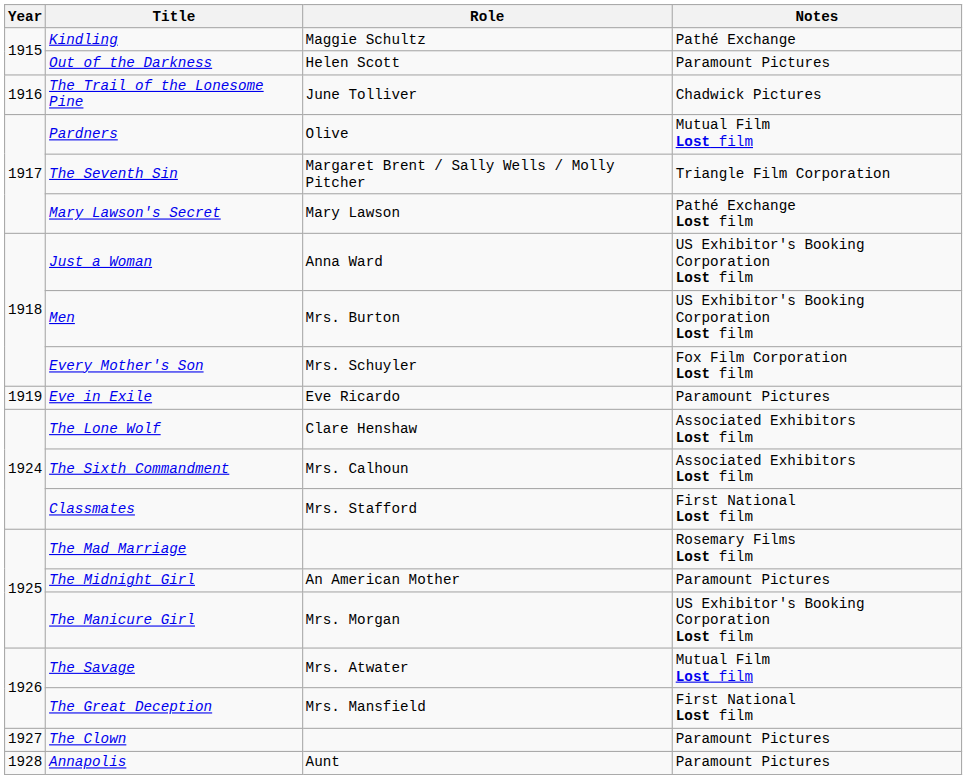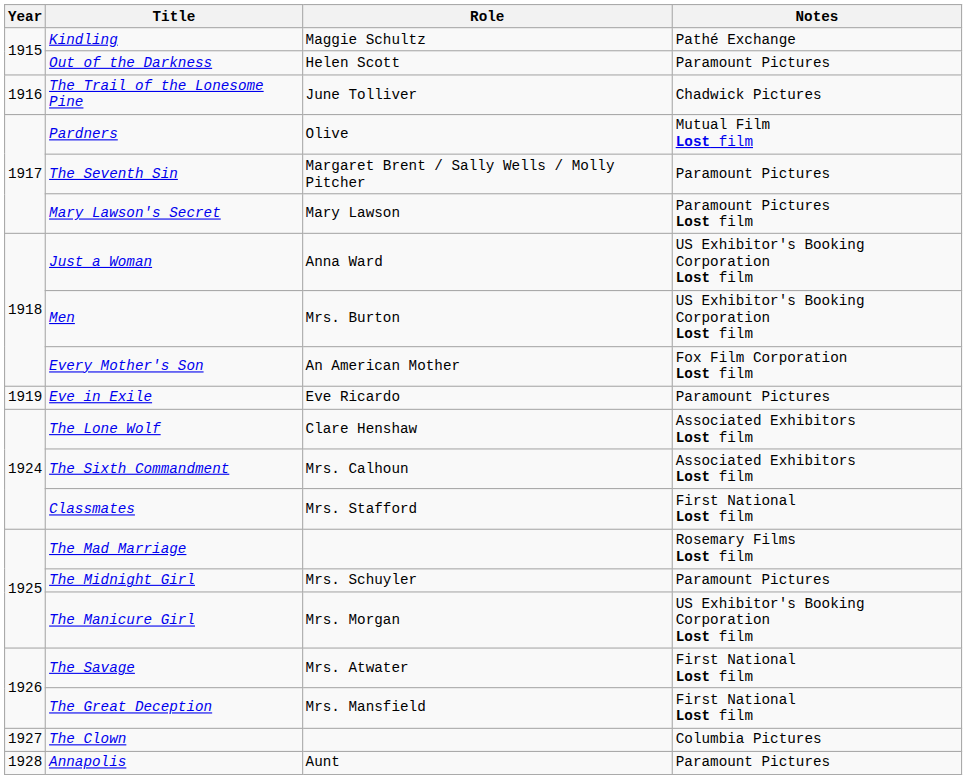(783, 174) Triangle Film Corporation -> (753, 174) Paramount Pictures
(736, 214) Pathé Exchange Lost film -> (753, 214) Paramount Pictures Lost film
(361, 366) Mrs. Schuyler -> (383, 366) An American Mother
(383, 580) An American Mother -> (361, 580) Mrs. Schuyler
(723, 668) Mutual Film Lost film -> (736, 668) First National Lost film
(753, 740) Paramount Pictures -> (749, 740) Columbia Pictures
